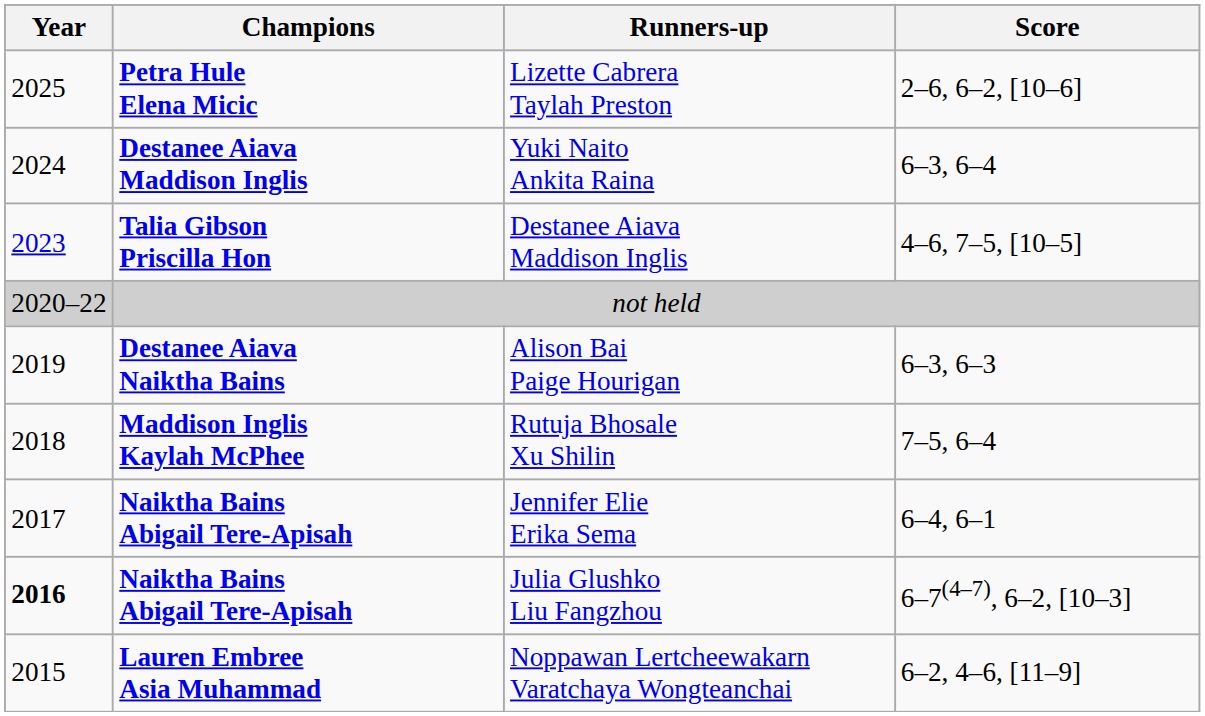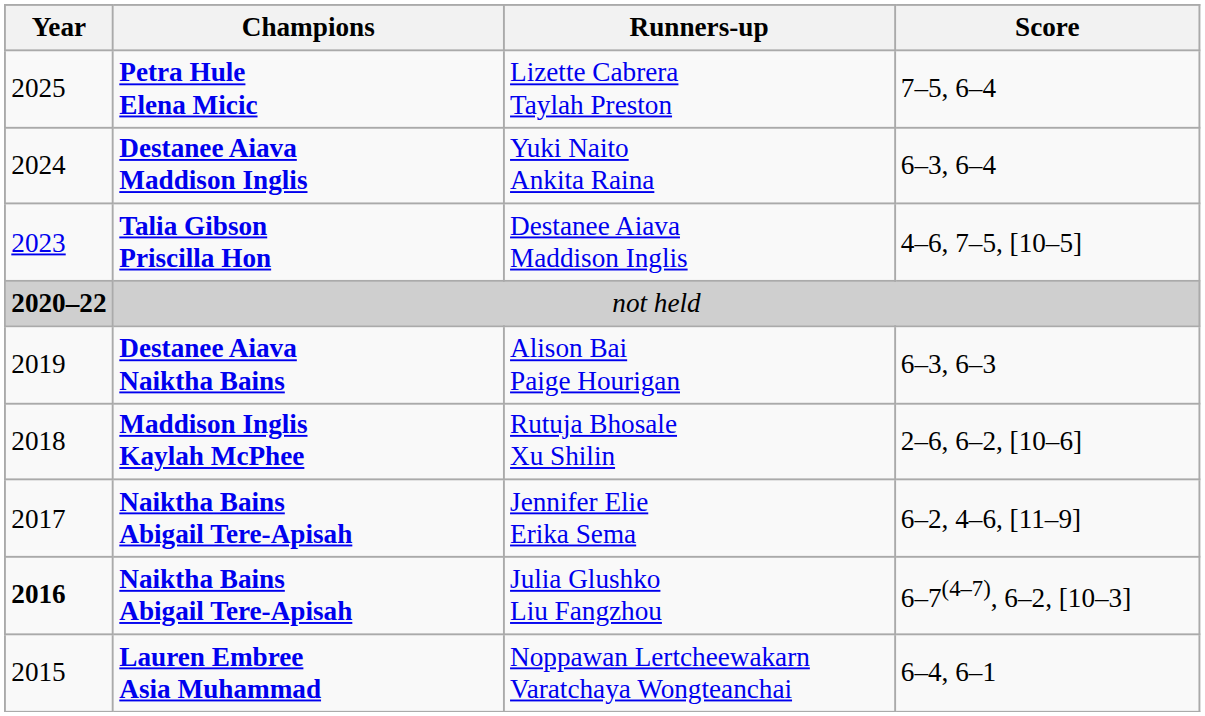(991, 88) 2–6, 6–2, [10–6] -> (948, 88) 7–5, 6–4
(59, 303) normal -> (59, 303) bold
(948, 441) 7–5, 6–4 -> (991, 441) 2–6, 6–2, [10–6]
(948, 518) 6–4, 6–1 -> (991, 518) 6–2, 4–6, [11–9]
(991, 672) 6–2, 4–6, [11–9] -> (948, 672) 6–4, 6–1
